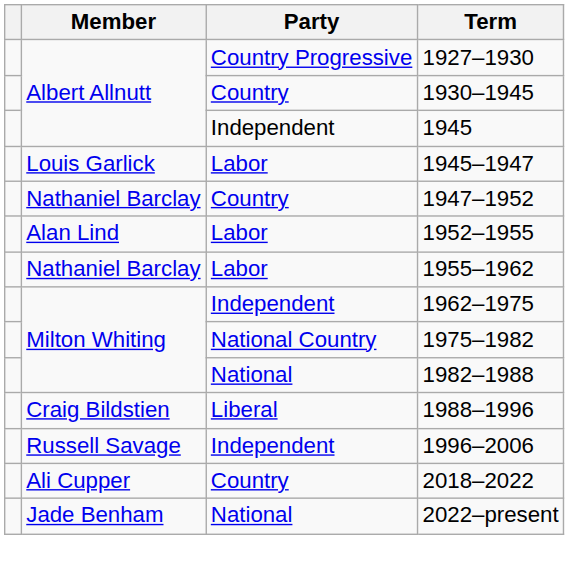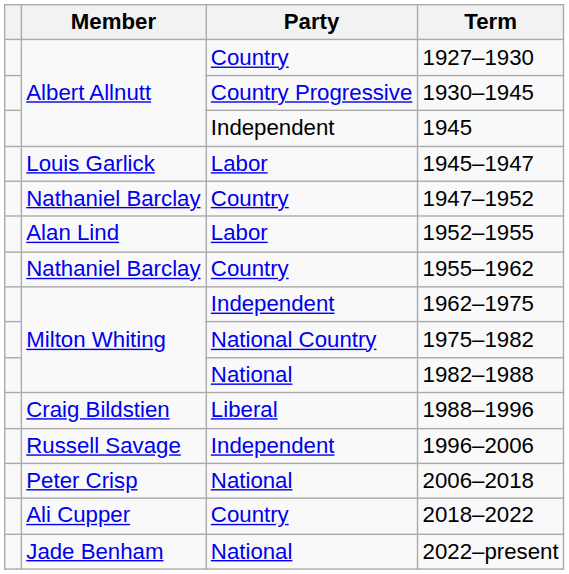(312, 57) Country Progressive -> (250, 57) Country
(250, 92) Country -> (312, 92) Country Progressive
(239, 269) Labor -> (250, 269) Country
+ row: (478, 480)
